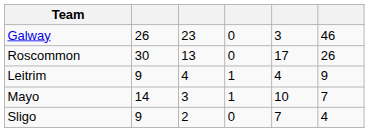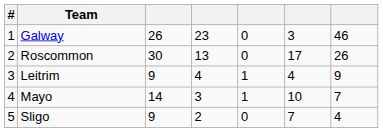+ column: (11, 14)
